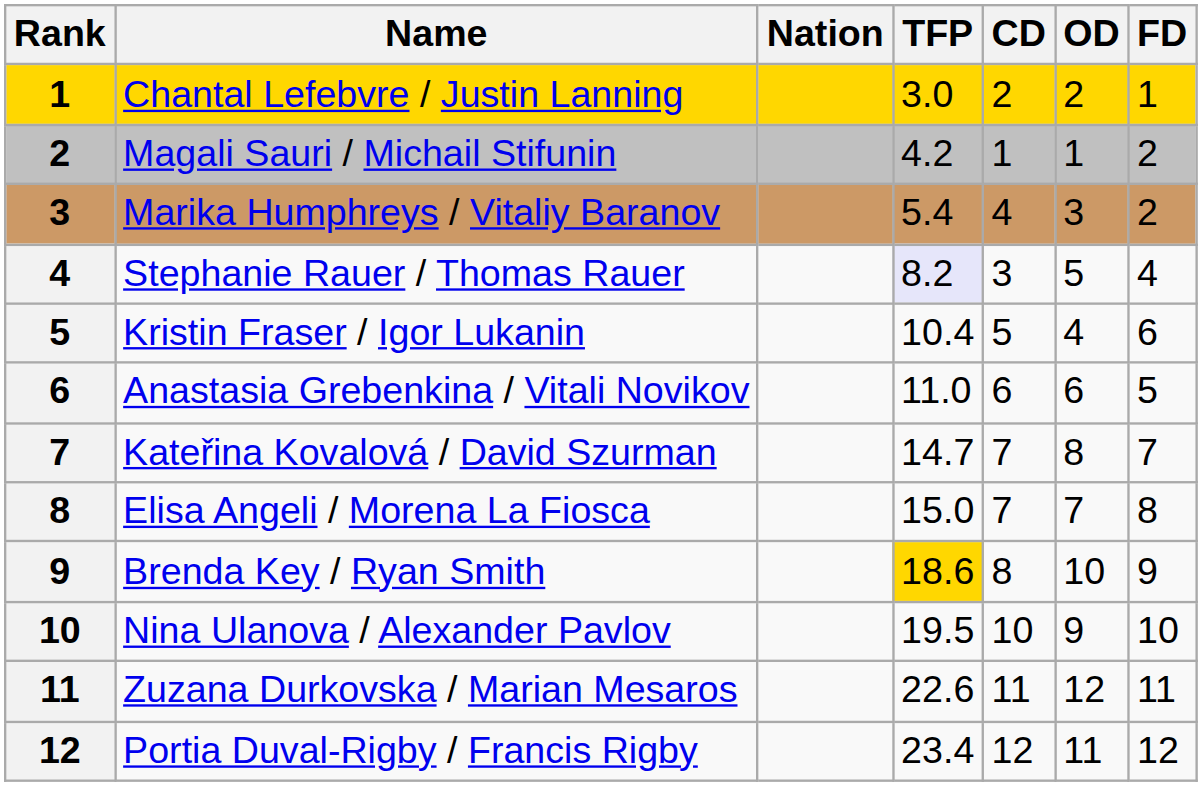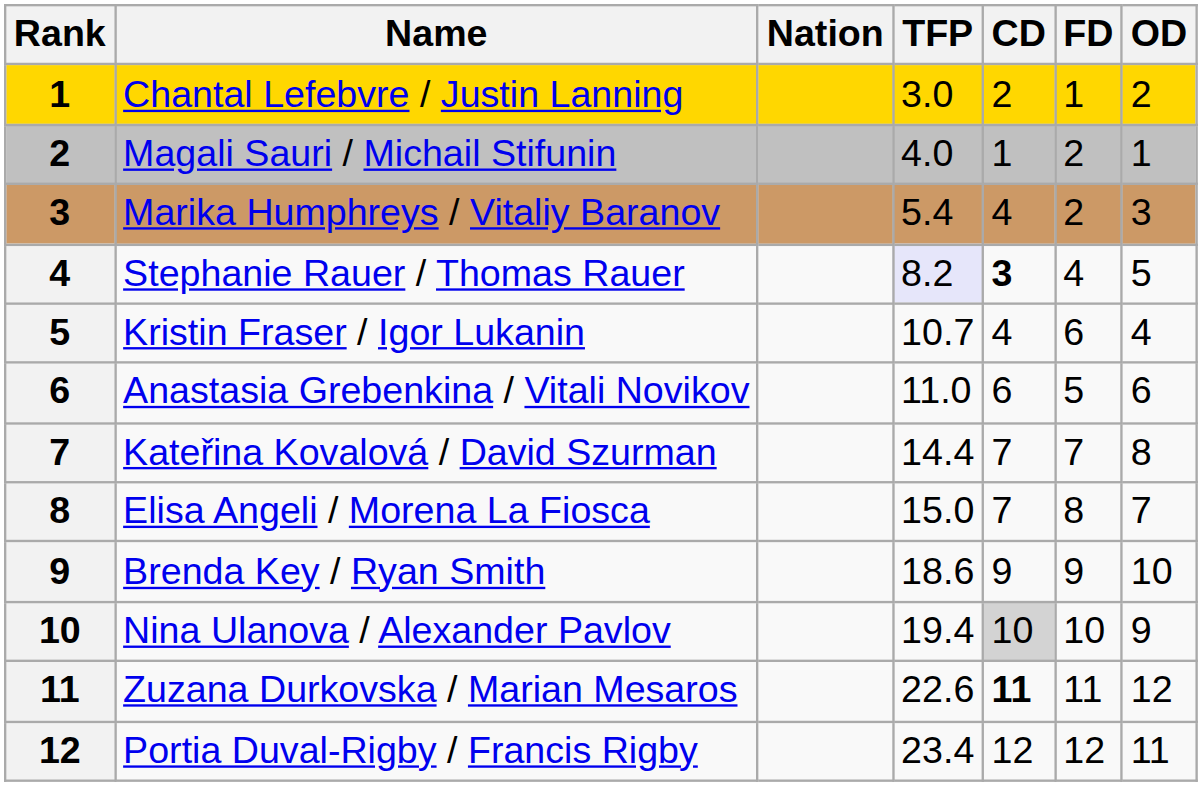columns swapped: (1091, 34) <-> (1162, 34)
(927, 153) 4.2 -> (927, 153) 4.0
(1002, 272) normal -> (1002, 272) bold
(938, 332) 10.4 -> (938, 332) 10.7
(1002, 332) 5 -> (1002, 332) 4
(938, 451) 14.7 -> (938, 451) 14.4
(938, 570) gold background -> (938, 570) no background
(1002, 570) 8 -> (1002, 570) 9
(938, 630) 19.5 -> (938, 630) 19.4
(1013, 630) no background -> (1013, 630) lightgrey background
(1011, 690) normal -> (1012, 690) bold
